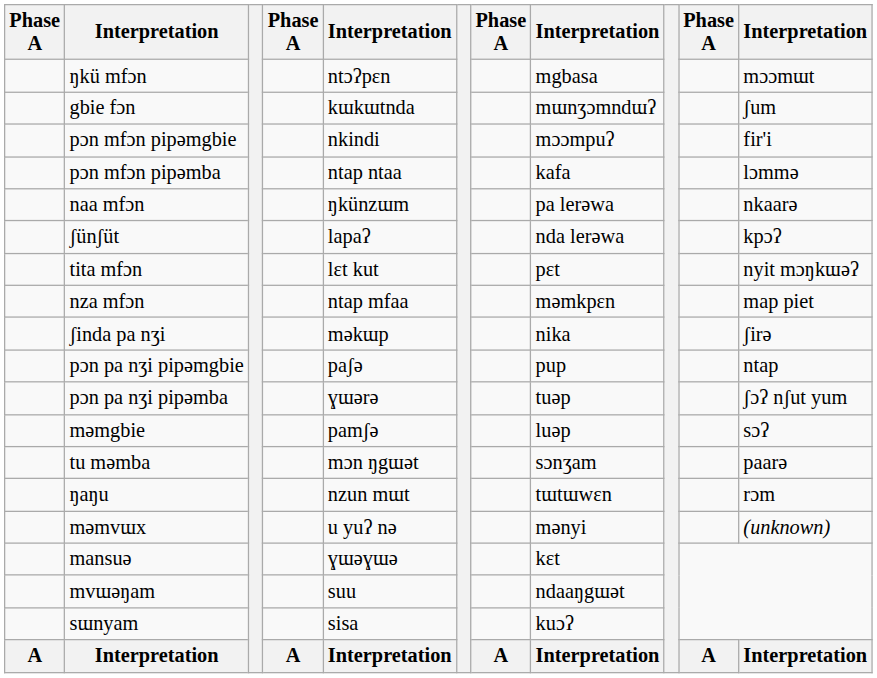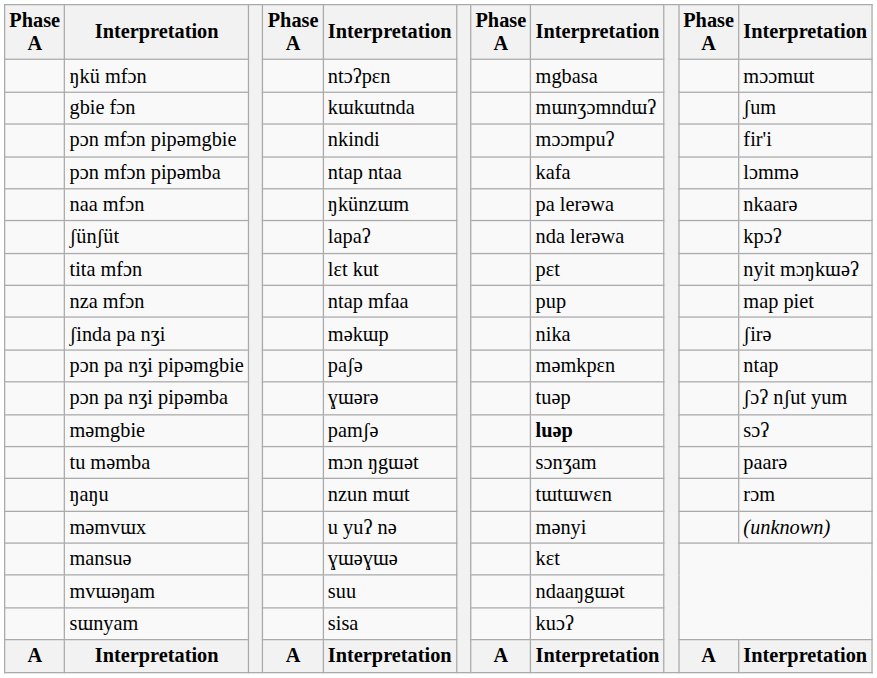(575, 301) məmkpɛn -> (551, 301) pup
(551, 365) pup -> (575, 365) məmkpɛn
(553, 430) normal -> (554, 430) bold
